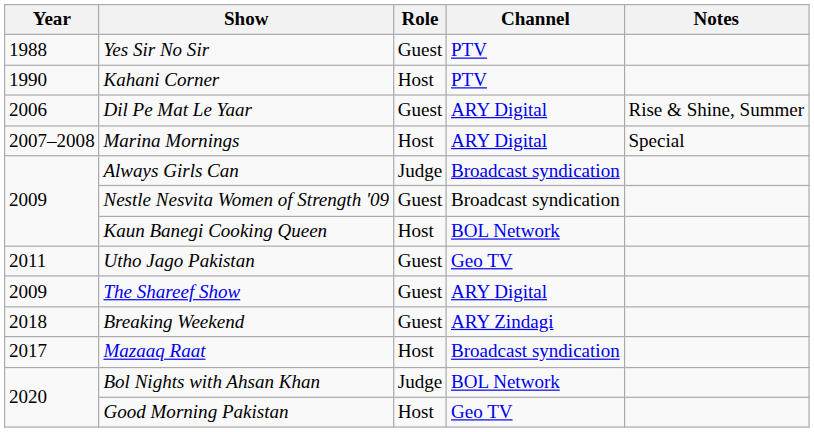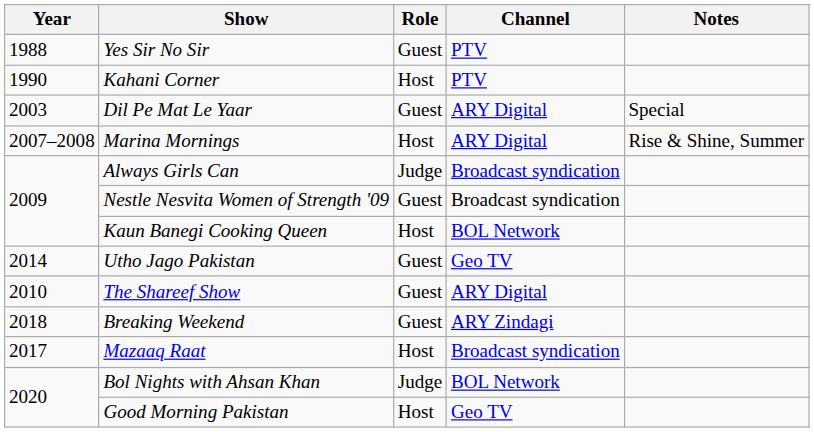(28, 110) 2006 -> (28, 110) 2003
(716, 110) Rise & Shine, Summer -> (656, 110) Special
(656, 140) Special -> (716, 140) Rise & Shine, Summer
(28, 261) 2011 -> (28, 261) 2014
(28, 291) 2009 -> (28, 291) 2010
